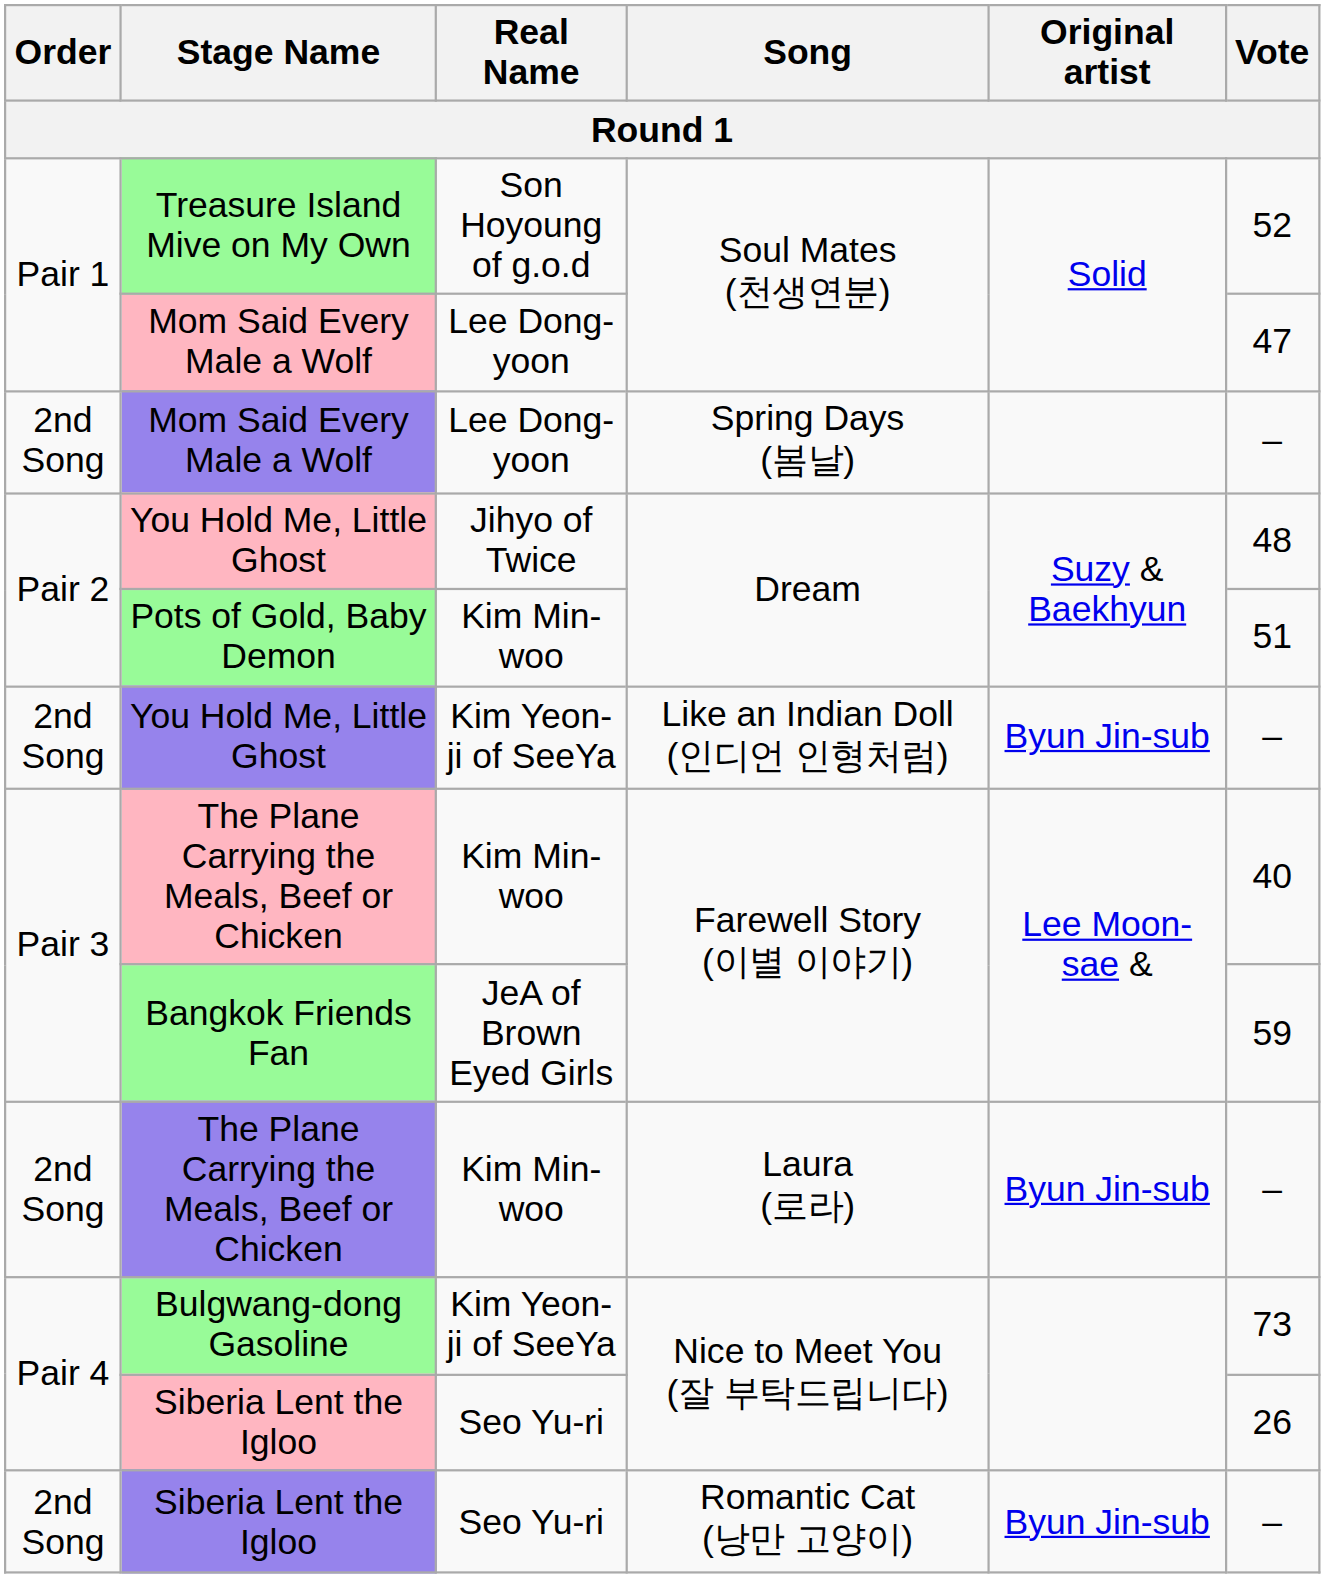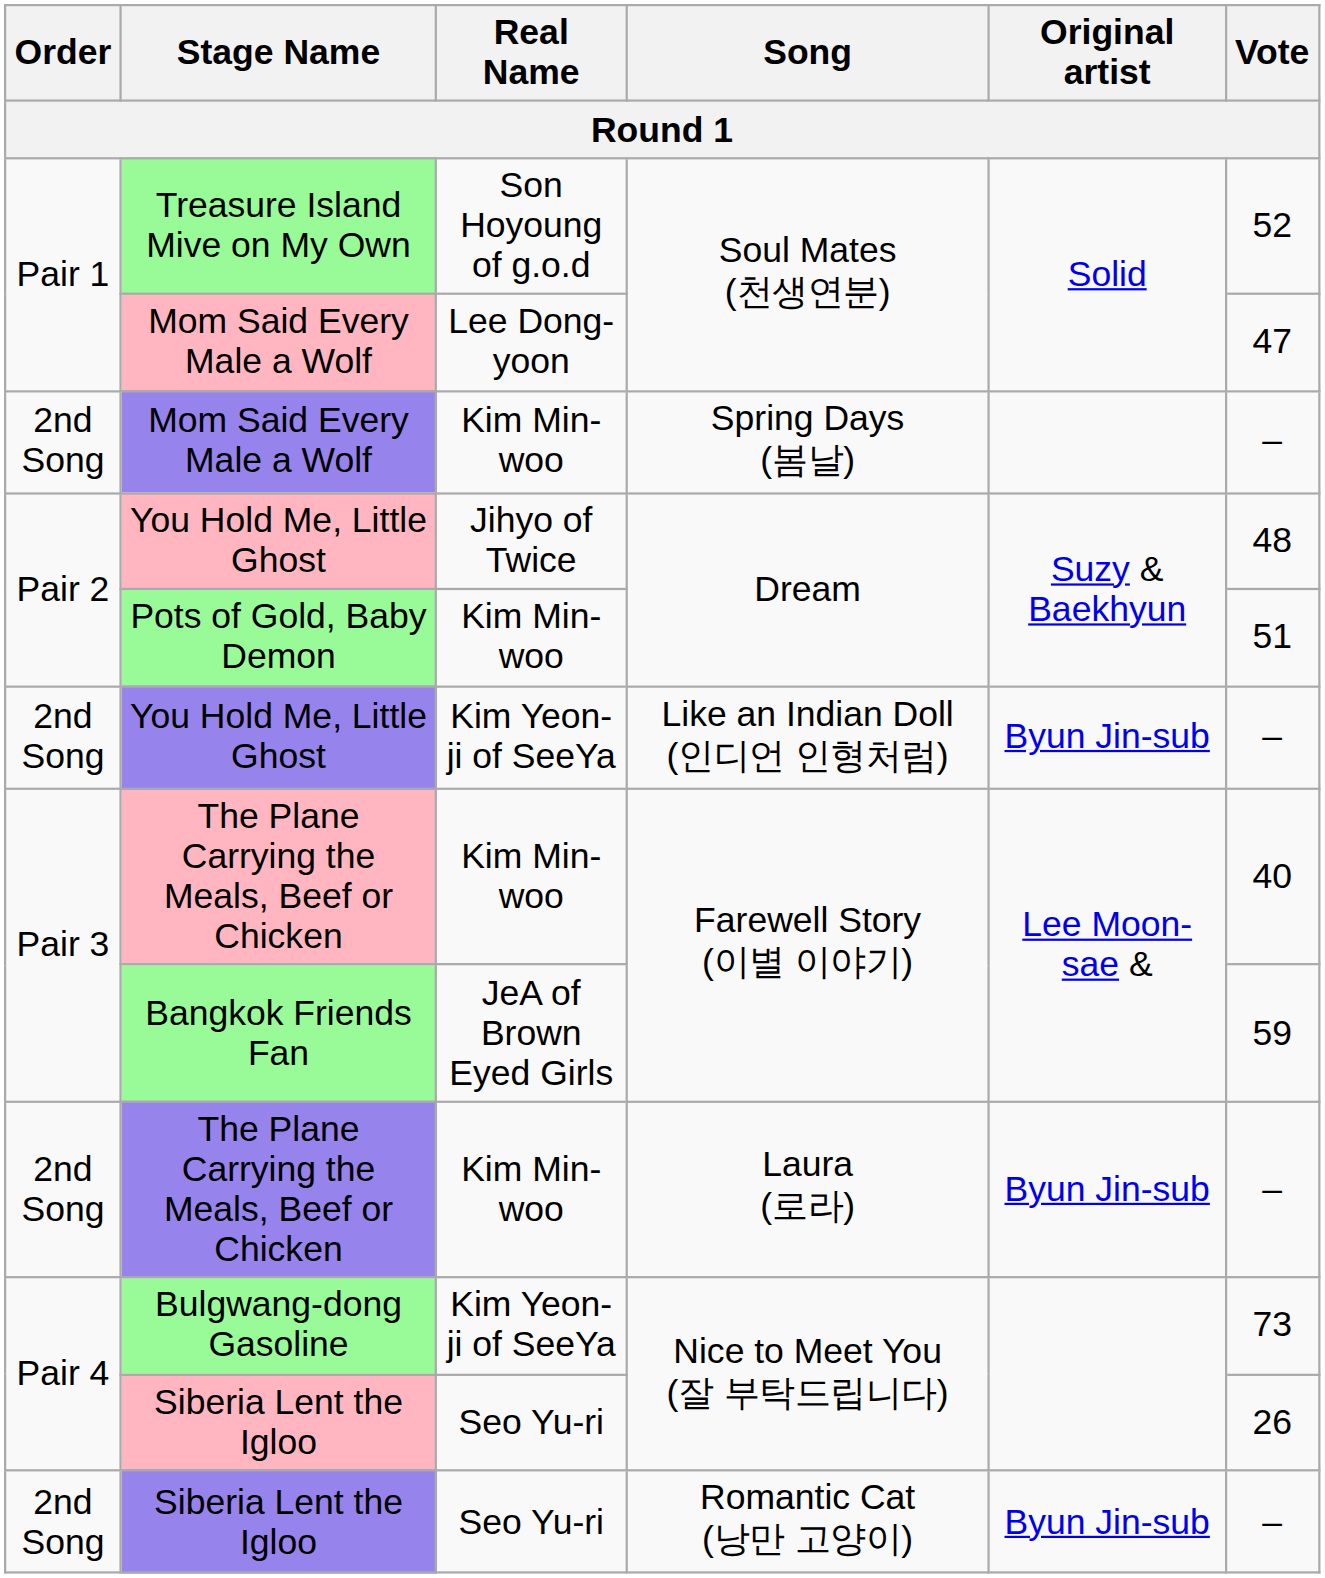(531, 441) Lee Dong-yoon -> (531, 441) Kim Min-woo
